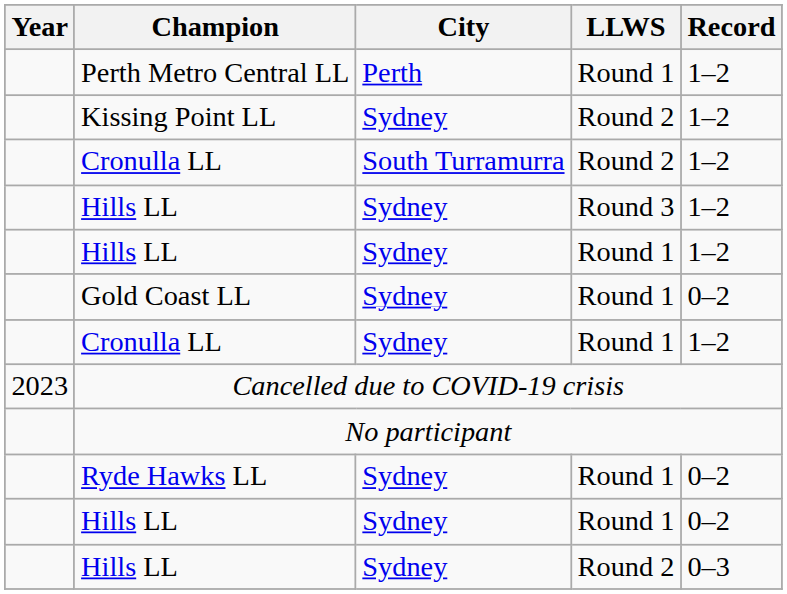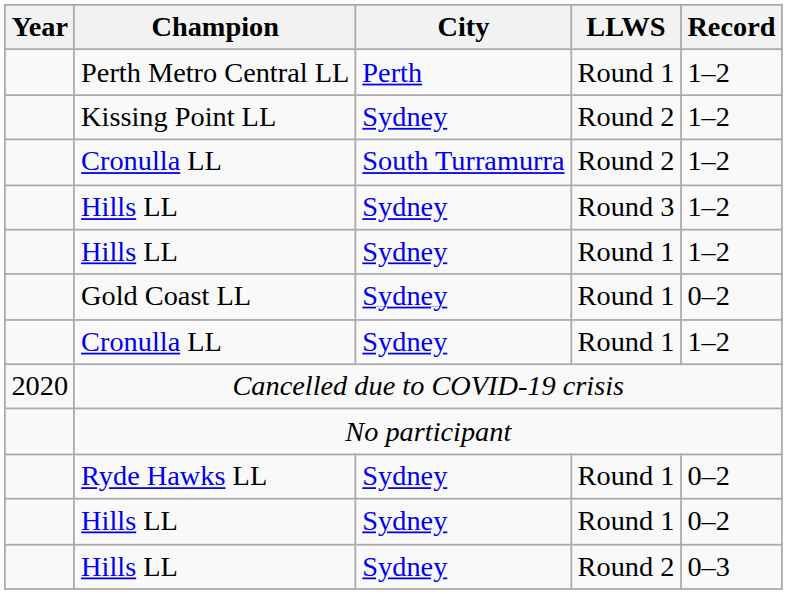(40, 386) 2023 -> (40, 386) 2020
